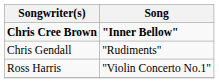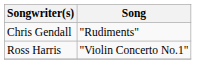- row: (52, 31)
